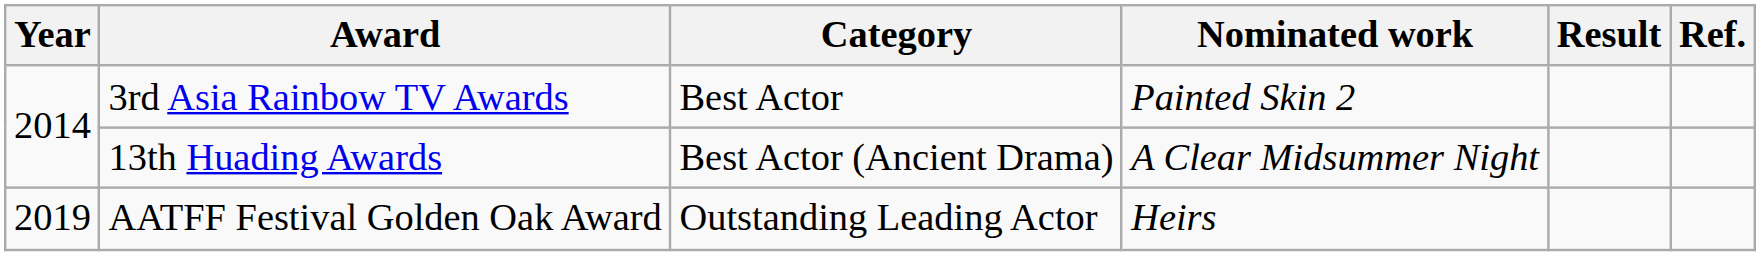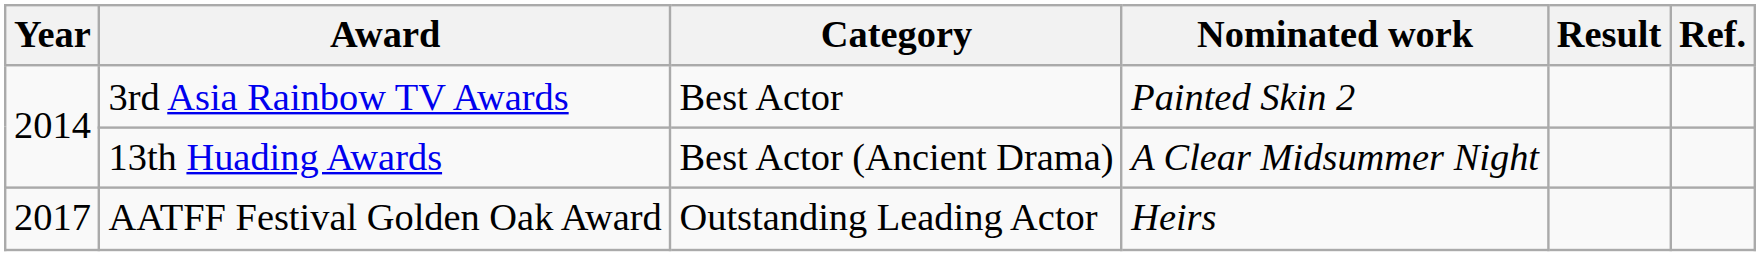(52, 217) 2019 -> (52, 217) 2017
